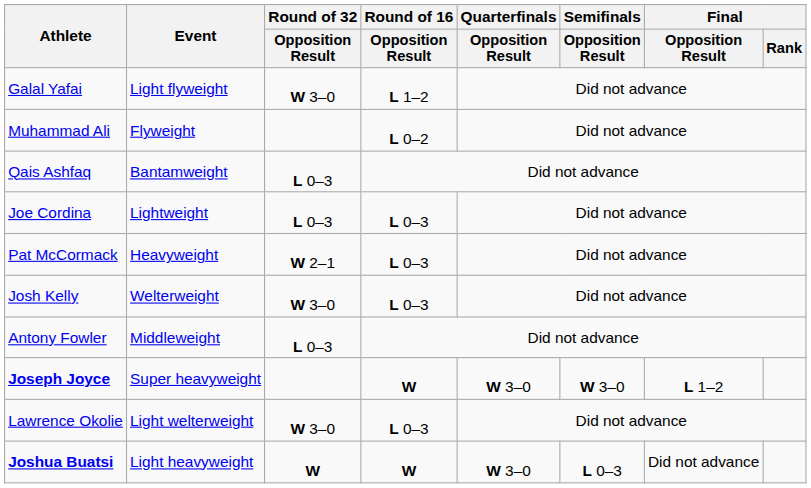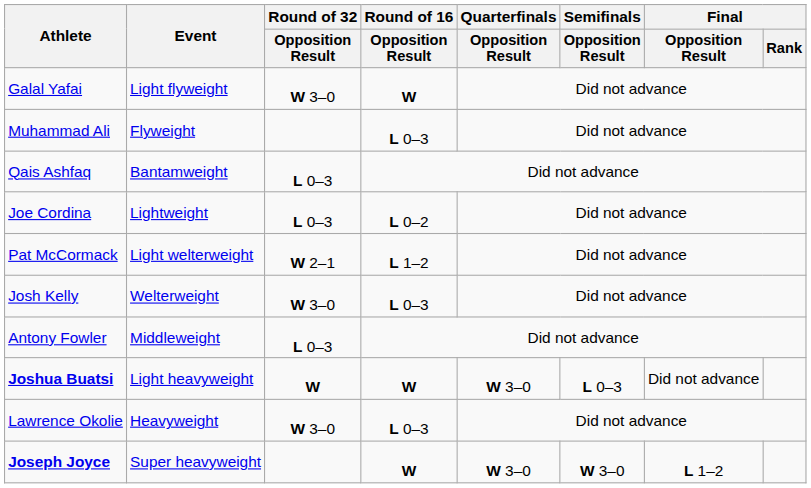(409, 98) L 1–2 -> (409, 98) W
(409, 139) L 0–2 -> (409, 139) L 0–3
(409, 222) L 0–3 -> (409, 222) L 0–2
(174, 255) Heavyweight -> (192, 255) Light welterweight
(409, 263) L 0–3 -> (409, 263) L 1–2
rows swapped: (61, 462) <-> (59, 379)
(192, 421) Light welterweight -> (174, 421) Heavyweight
